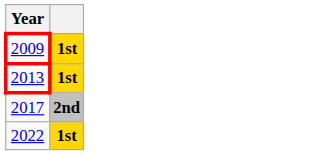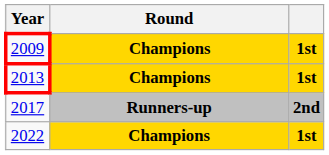+ column: (169, 19)
